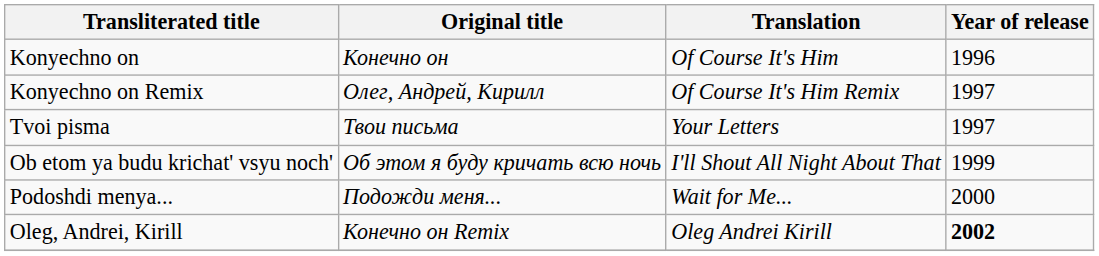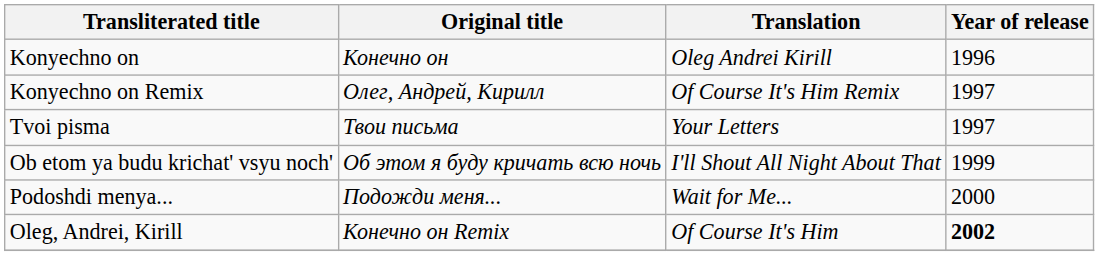(755, 57) Of Course It's Him -> (752, 57) Oleg Andrei Kirill
(752, 232) Oleg Andrei Kirill -> (755, 232) Of Course It's Him
